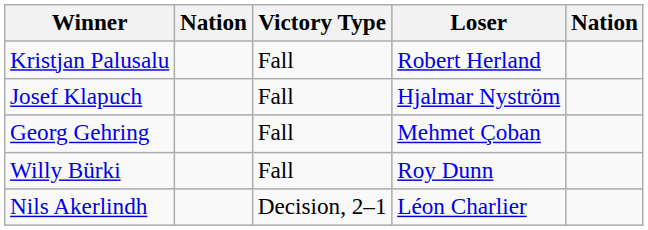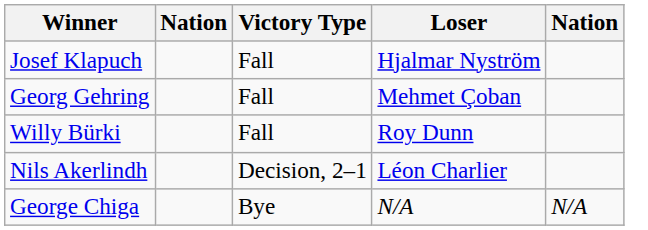- row: (90, 59)
+ row: (75, 206)
